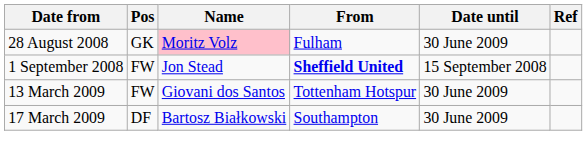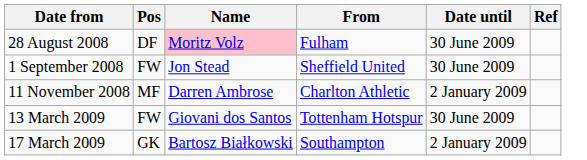(142, 42) GK -> (147, 42) DF
(348, 67) bold -> (352, 67) normal
(485, 67) 15 September 2008 -> (472, 67) 30 June 2009
+ row: (69, 92)
(141, 117) DF -> (149, 142) GK
(466, 117) 30 June 2009 -> (478, 142) 2 January 2009
